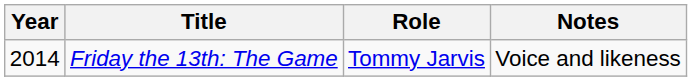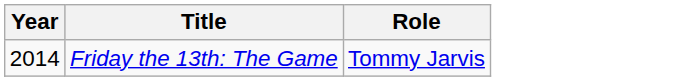- column: (588, 22)
